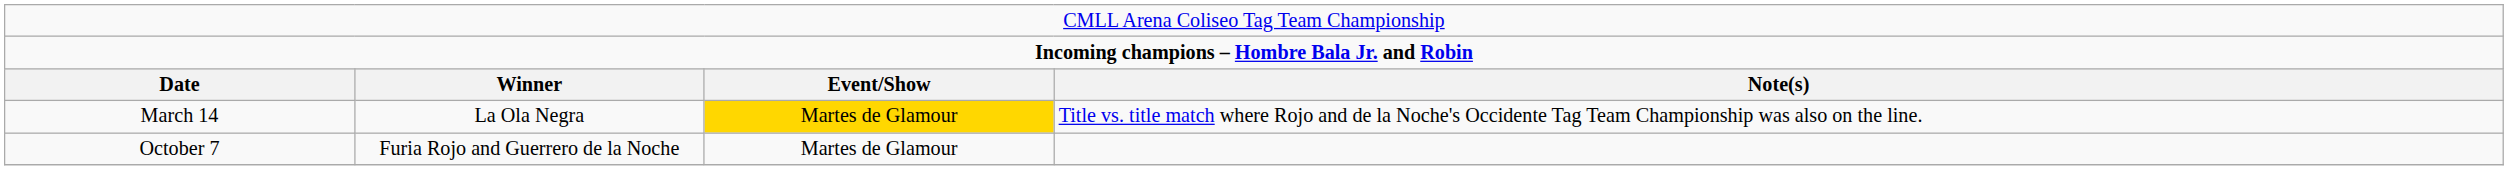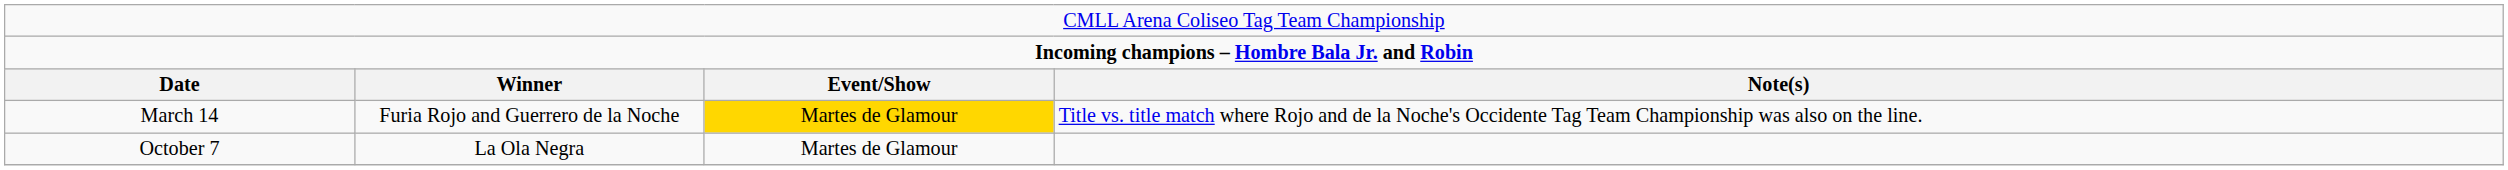(529, 116) La Ola Negra -> (529, 116) Furia Rojo and Guerrero de la Noche
(529, 148) Furia Rojo and Guerrero de la Noche -> (529, 148) La Ola Negra
